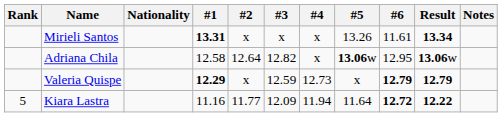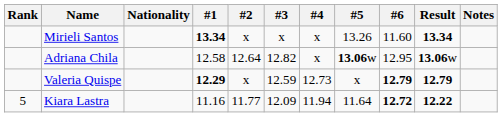(211, 37) 13.31 -> (211, 37) 13.34
(397, 37) 11.61 -> (397, 37) 11.60
